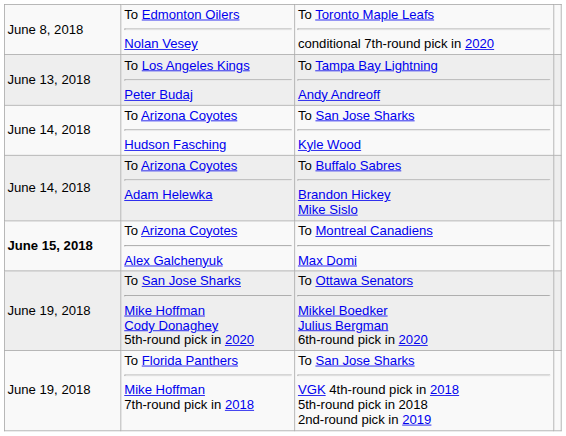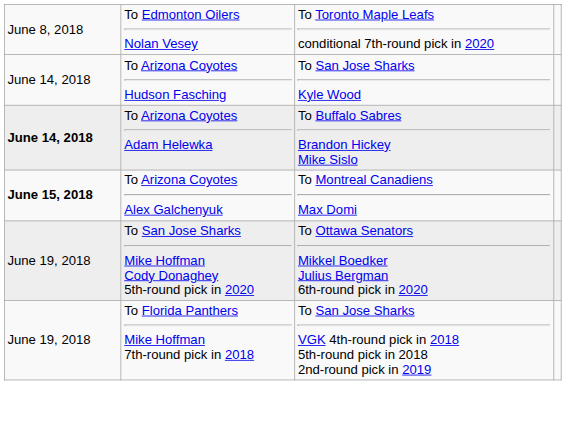- row: (208, 79)
(49, 188) normal -> (50, 137) bold
